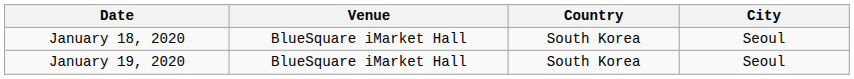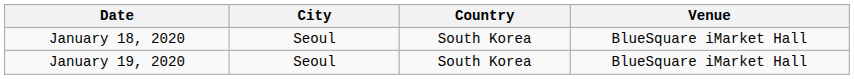columns swapped: (764, 16) <-> (369, 16)
